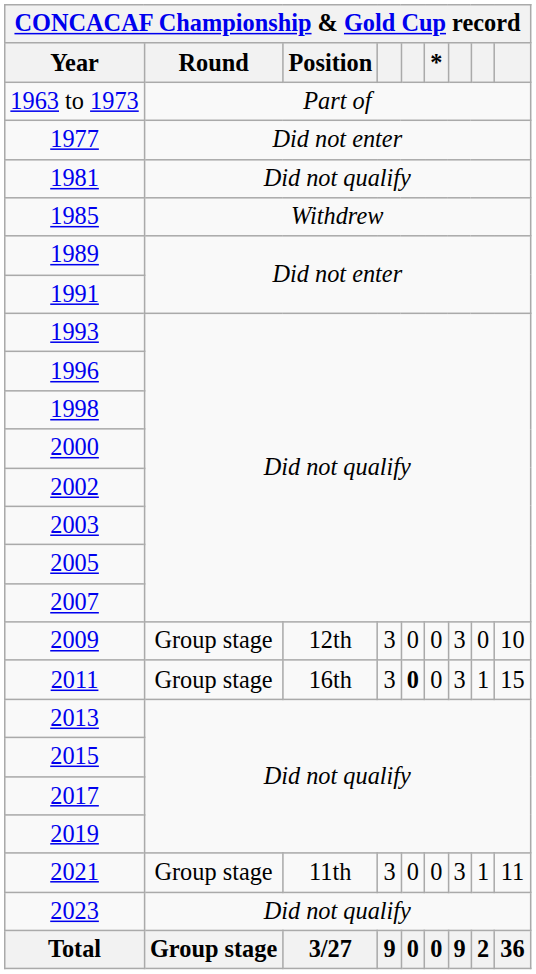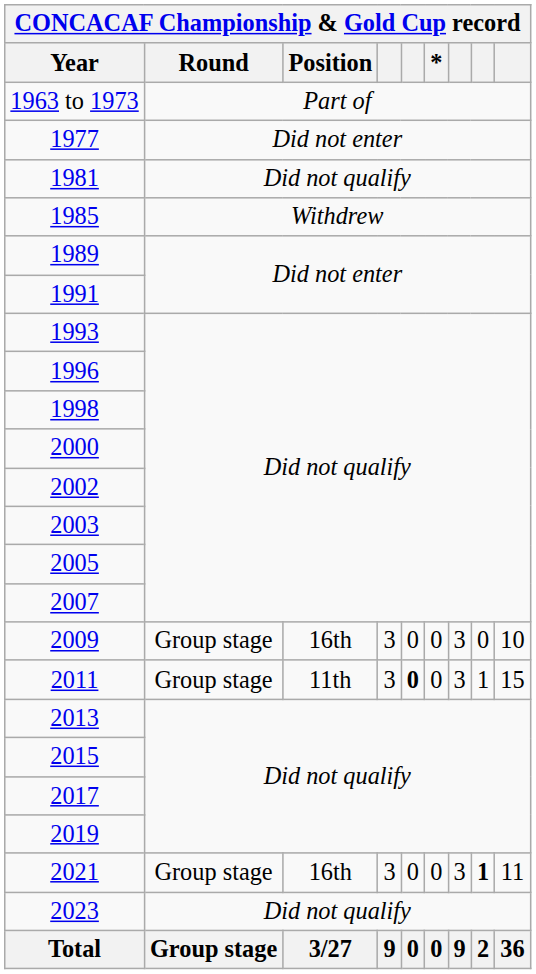(330, 640) 12th -> (330, 640) 16th
(330, 679) 16th -> (330, 679) 11th
(330, 872) 11th -> (330, 872) 16th
(483, 872) normal -> (483, 872) bold
